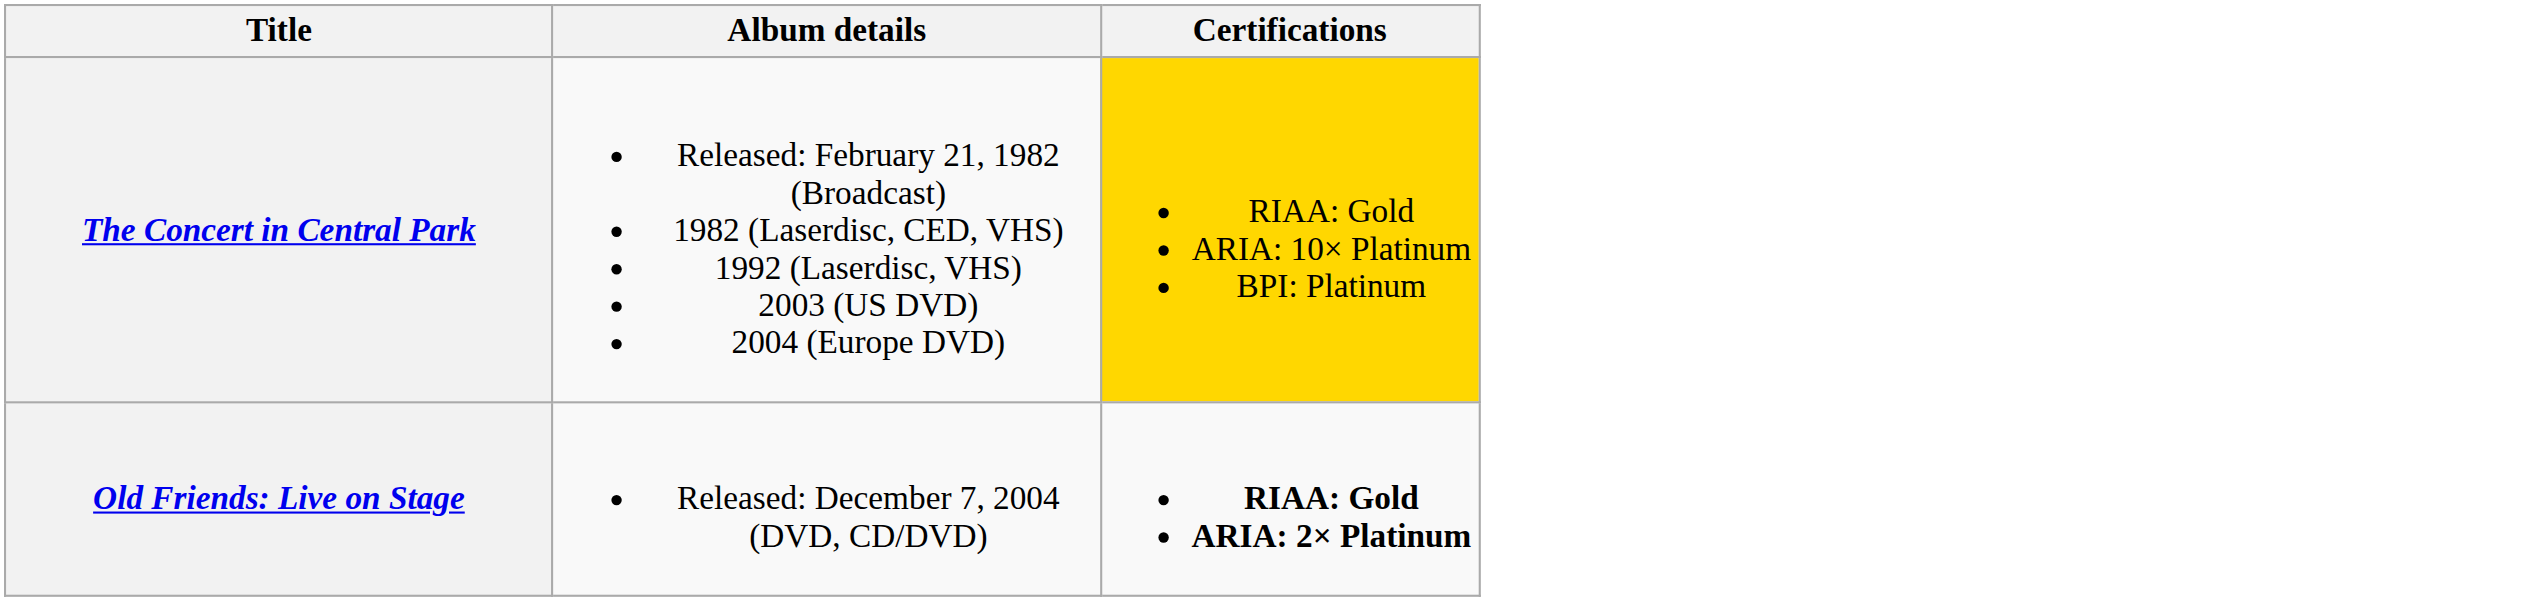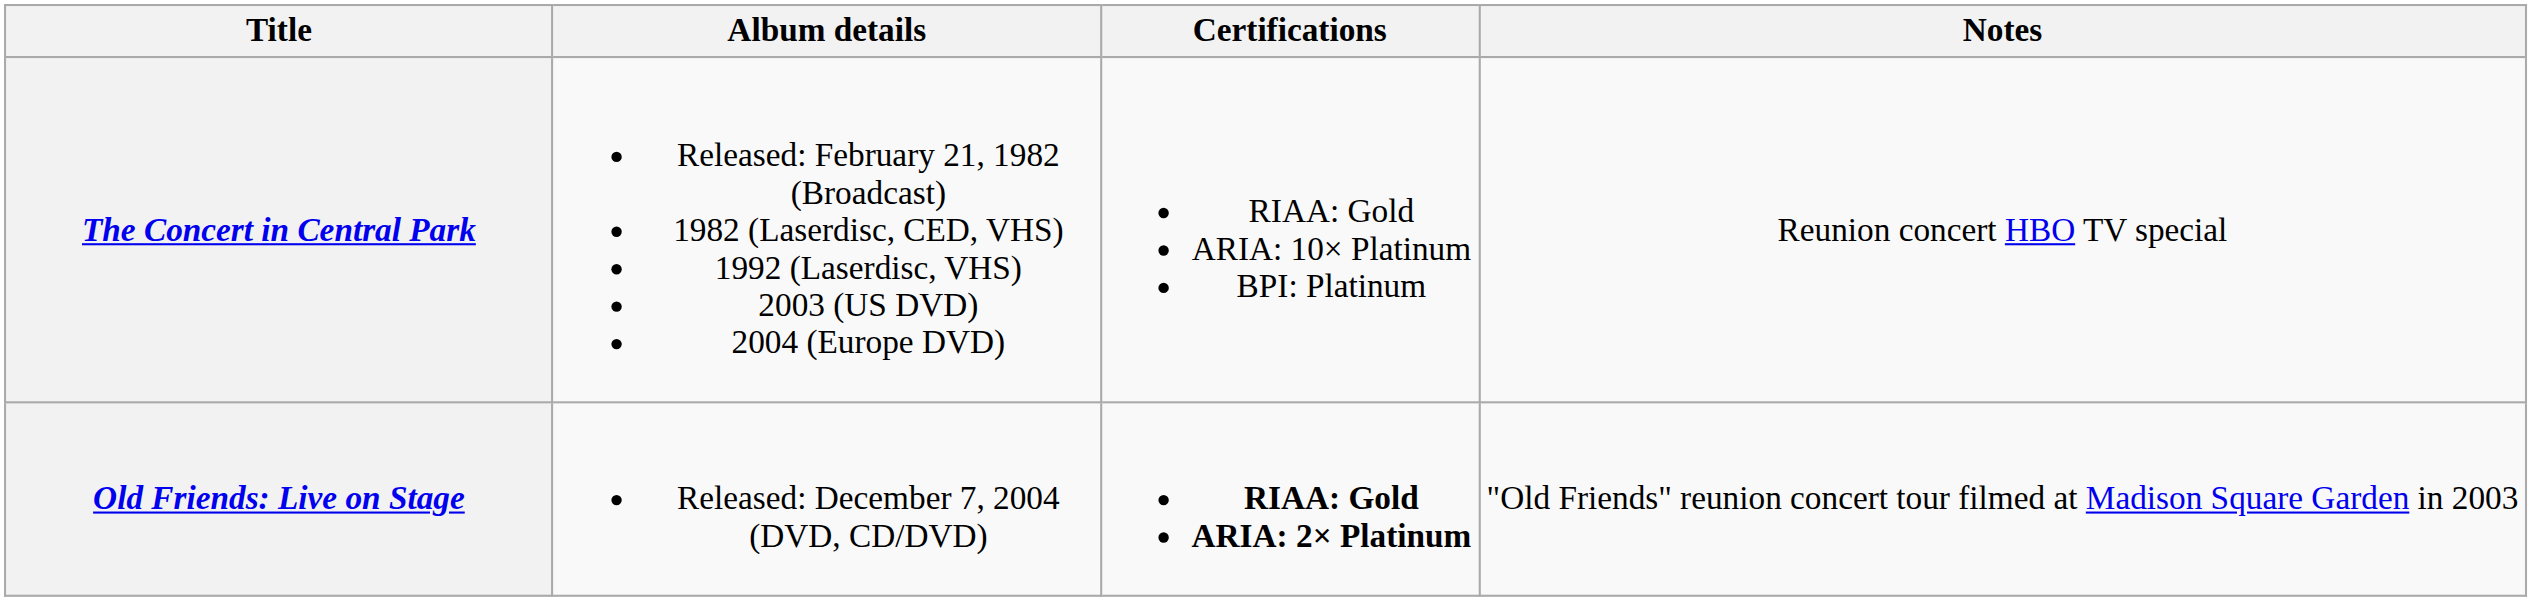+ column: (2002, 30)
(1290, 249) gold background -> (1290, 249) no background
